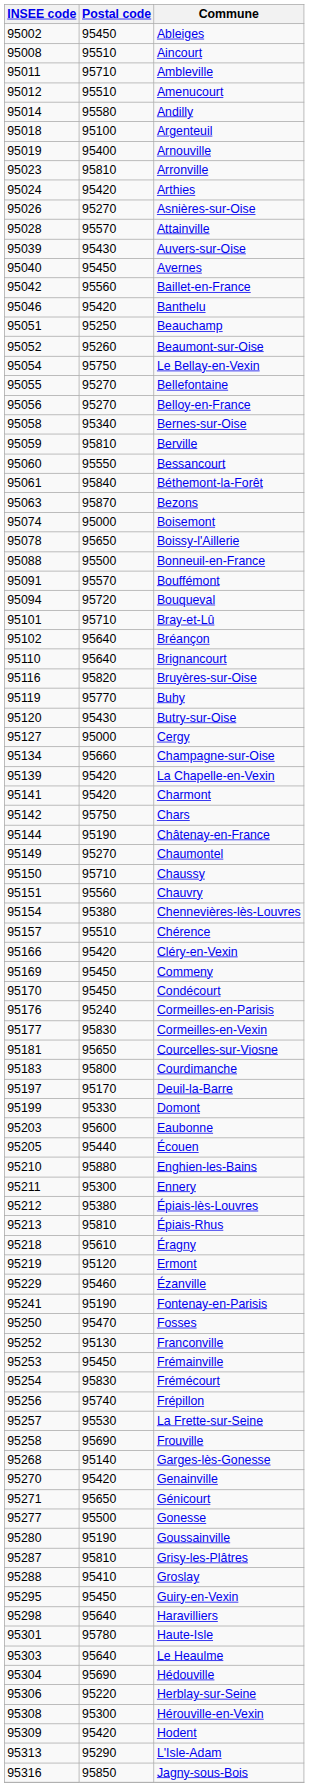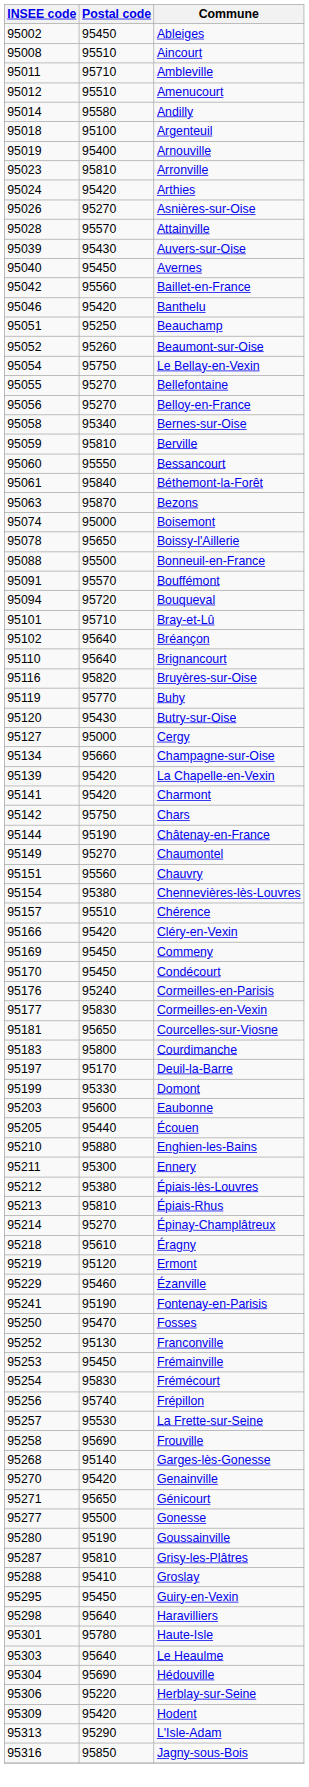- row: (181, 873)
+ row: (216, 1225)
- row: (210, 1714)
